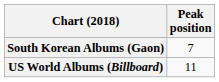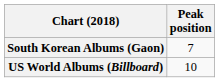(191, 67) 11 -> (191, 67) 10
